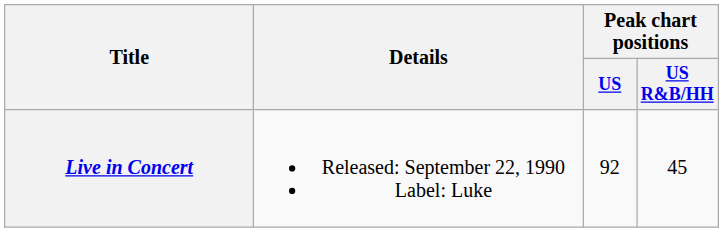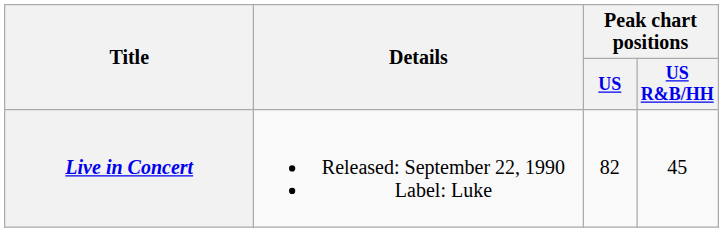(610, 168) 92 -> (610, 168) 82
